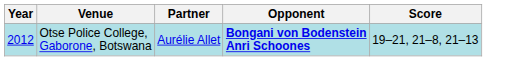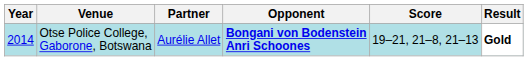+ column: (502, 14)
(21, 40) 2012 -> (21, 40) 2014
